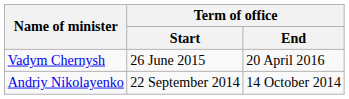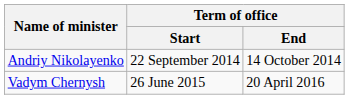rows swapped: (66, 82) <-> (56, 60)
